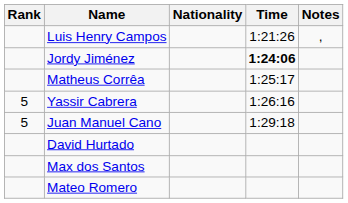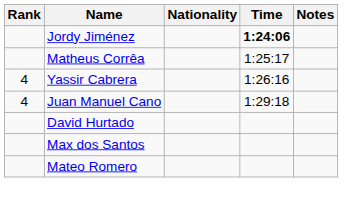- row: (107, 36)
(24, 101) 5 -> (24, 79) 4
(24, 123) 5 -> (24, 101) 4
